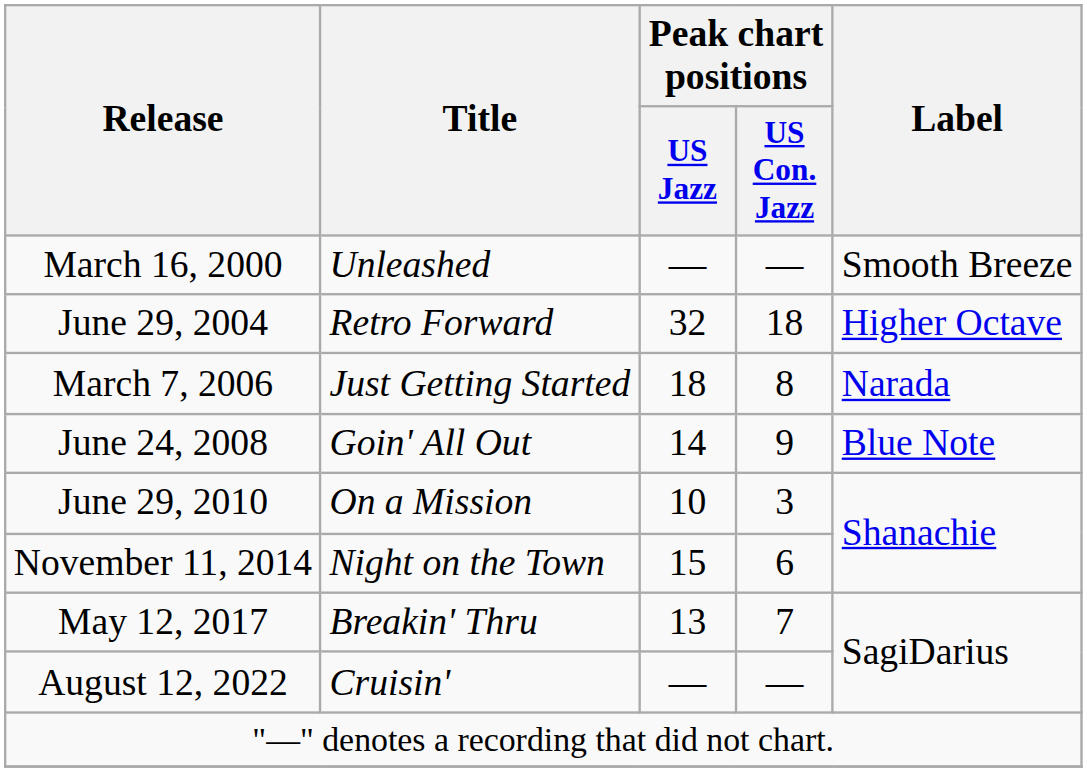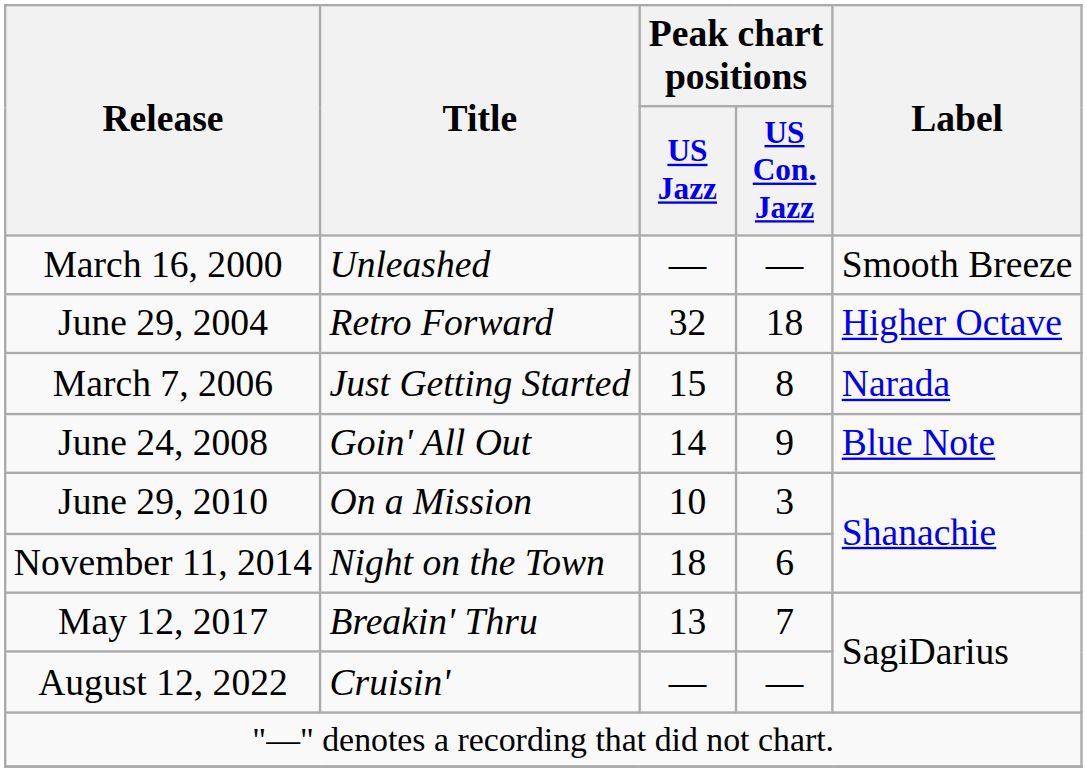(687, 383) 18 -> (687, 383) 15
(687, 562) 15 -> (687, 562) 18
